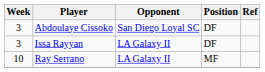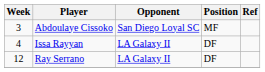(210, 28) DF -> (211, 28) MF
(18, 43) 3 -> (18, 43) 4
(18, 59) 10 -> (18, 59) 12
(211, 59) MF -> (210, 59) DF
